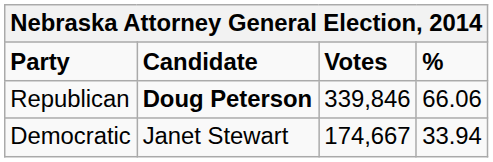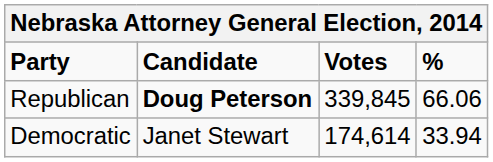(367, 99) 339,846 -> (367, 99) 339,845
(367, 136) 174,667 -> (367, 136) 174,614
